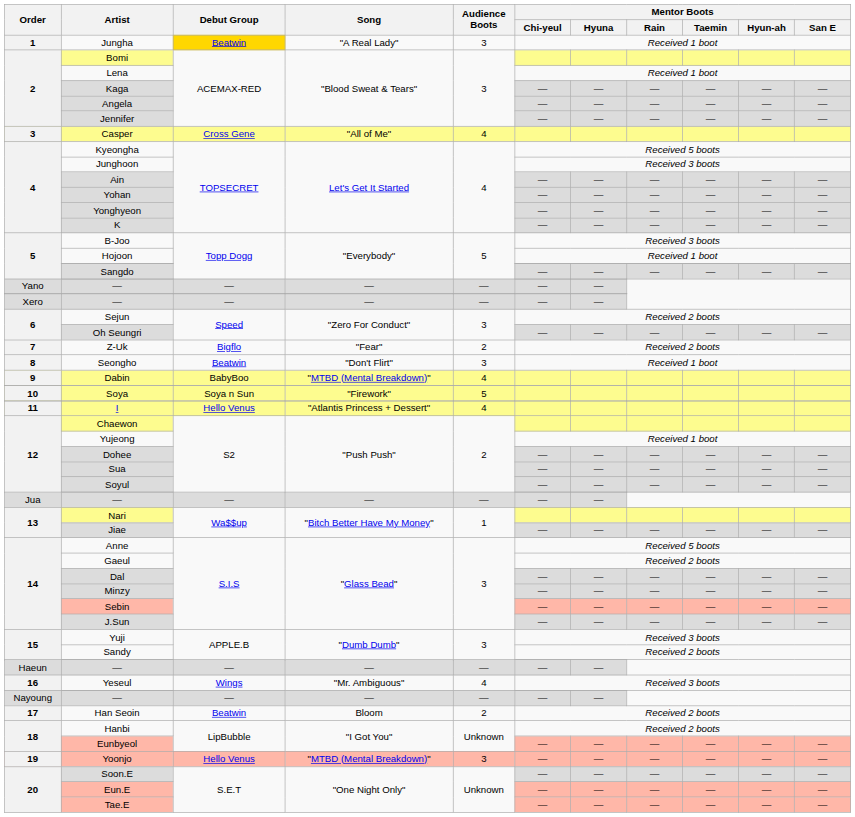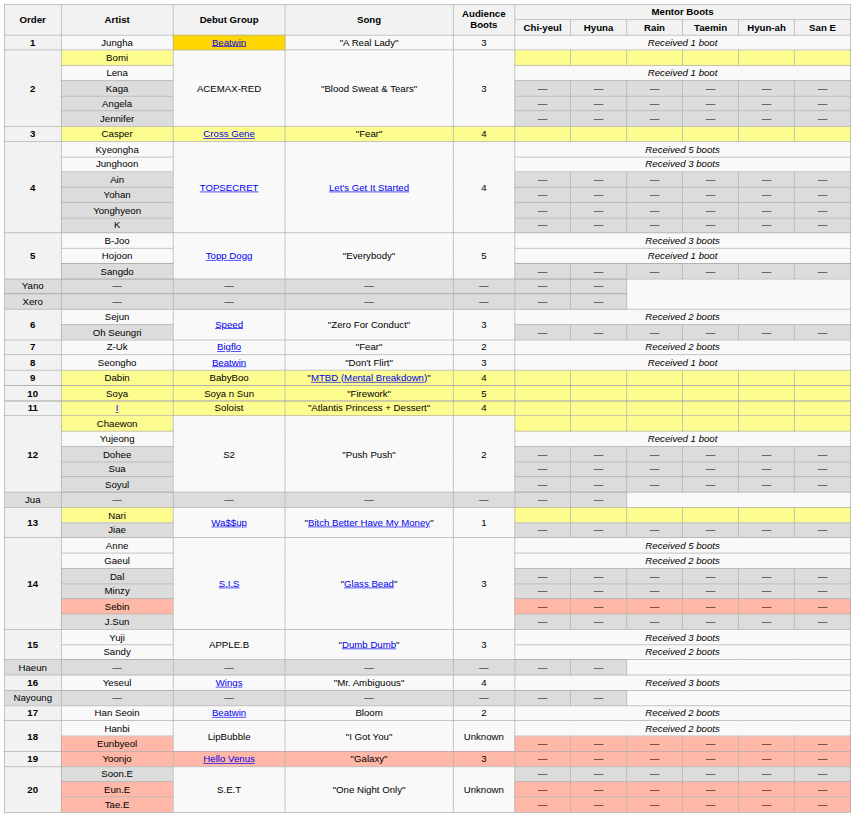(369, 134) "All of Me" -> (369, 134) "Fear"
(229, 409) Hello Venus -> (229, 409) Soloist
(369, 759) "MTBD (Mental Breakdown)" -> (369, 759) "Galaxy"
